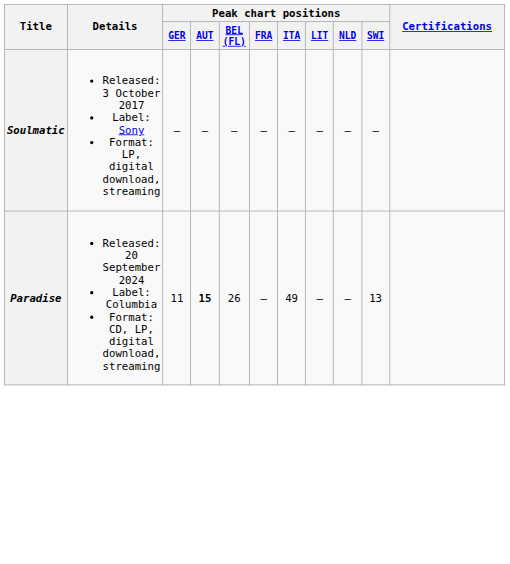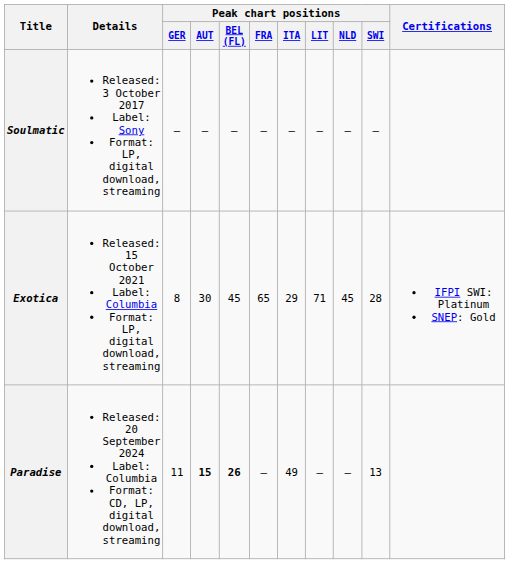+ row: (36, 298)
(234, 298) normal -> (234, 472) bold
